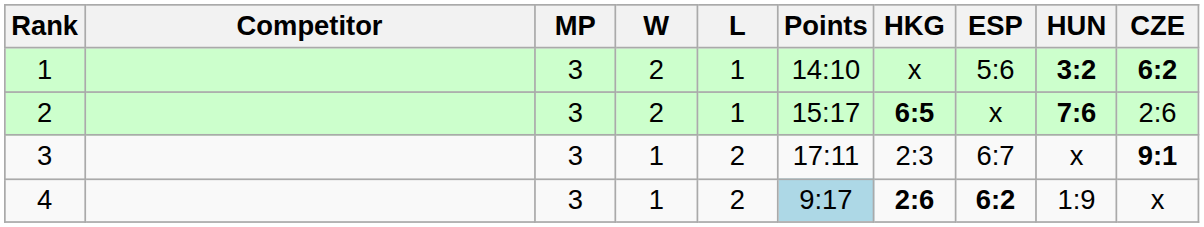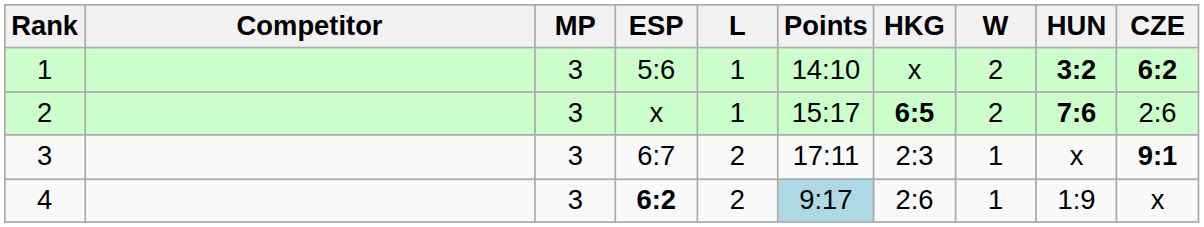columns swapped: (656, 26) <-> (995, 26)
(914, 199) bold -> (914, 199) normal
